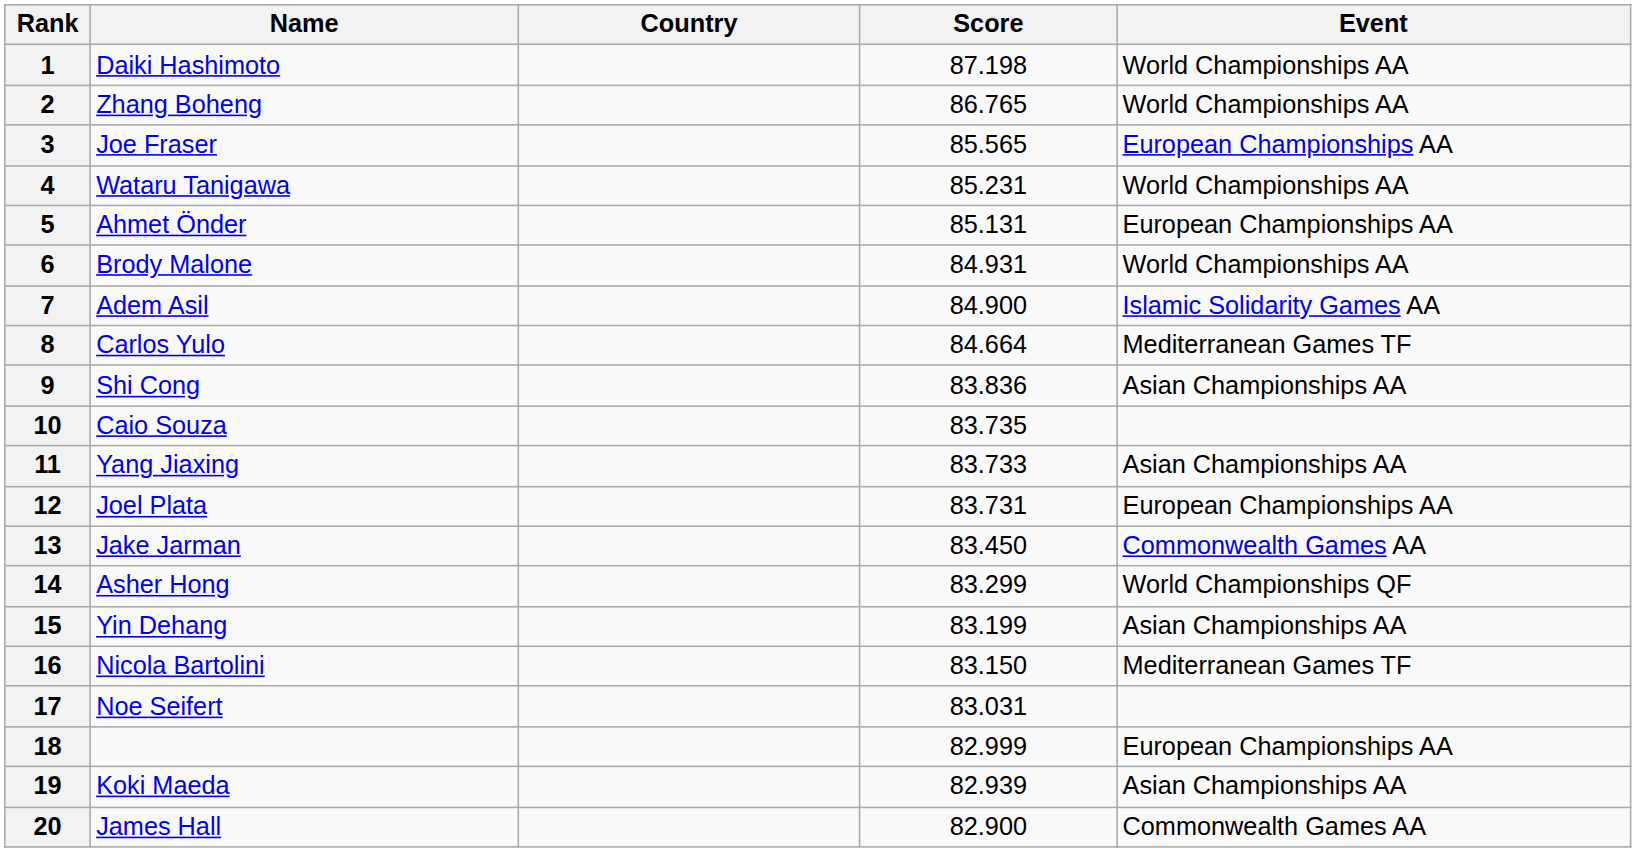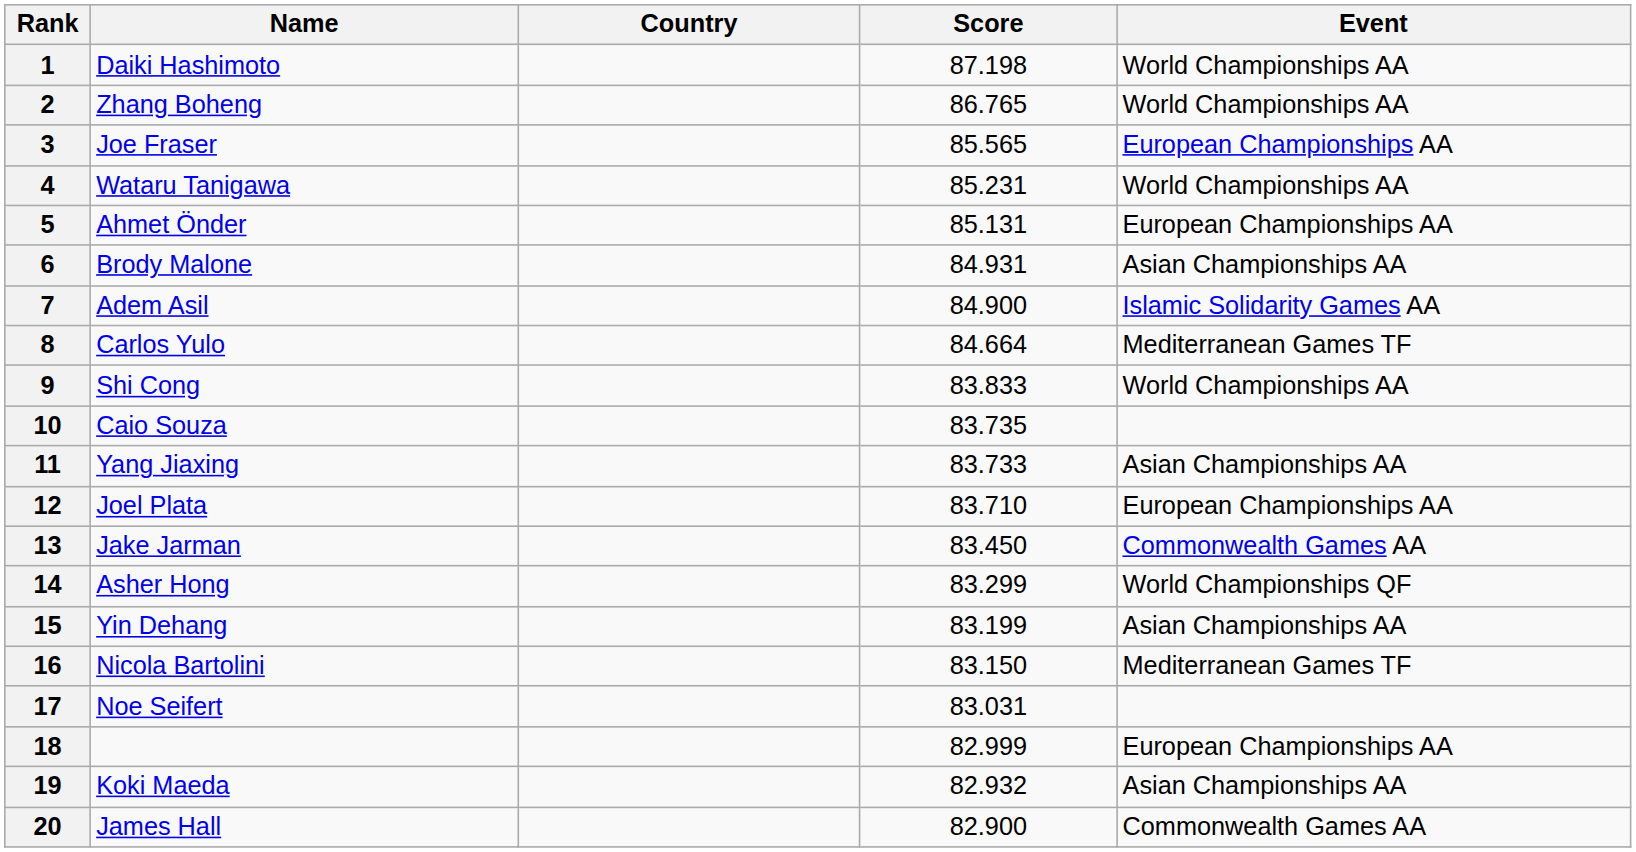(1266, 265) World Championships AA -> (1264, 265) Asian Championships AA
(988, 385) 83.836 -> (988, 385) 83.833
(1264, 385) Asian Championships AA -> (1266, 385) World Championships AA
(988, 505) 83.731 -> (988, 505) 83.710
(988, 786) 82.939 -> (988, 786) 82.932
